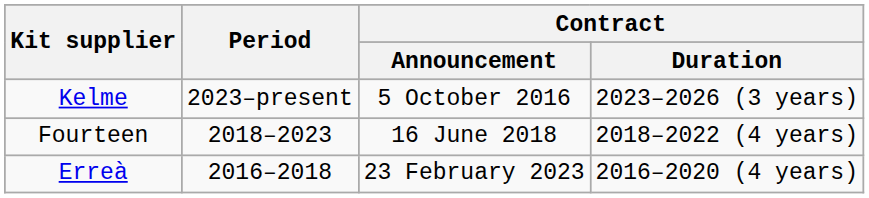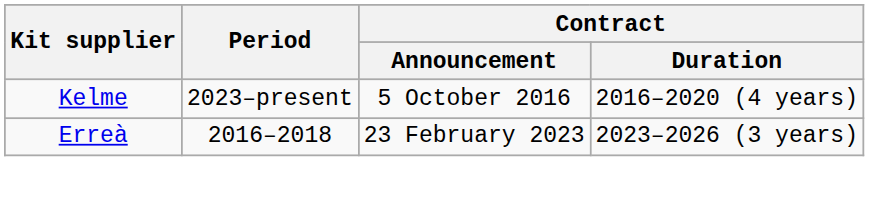(727, 99) 2023–2026 (3 years) -> (727, 99) 2016–2020 (4 years)
- row: (93, 136)
(727, 174) 2016–2020 (4 years) -> (727, 136) 2023–2026 (3 years)
